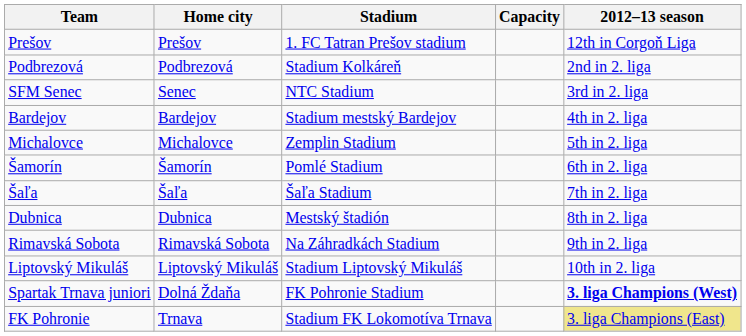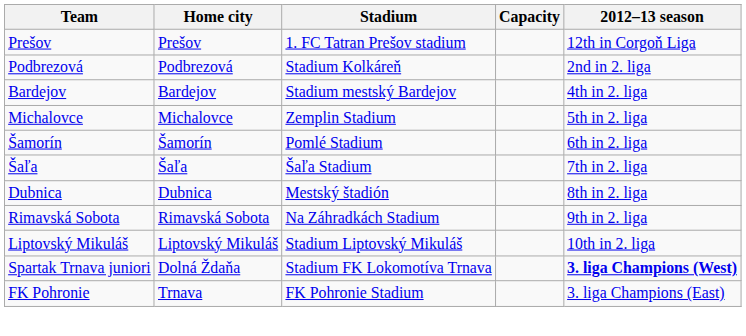- row: (45, 92)
(355, 293) FK Pohronie Stadium -> (389, 268) Stadium FK Lokomotíva Trnava
(389, 318) Stadium FK Lokomotíva Trnava -> (355, 293) FK Pohronie Stadium
(646, 318) khaki background -> (646, 293) no background
